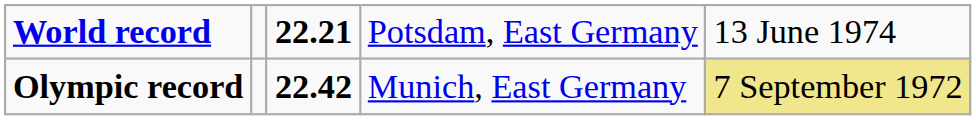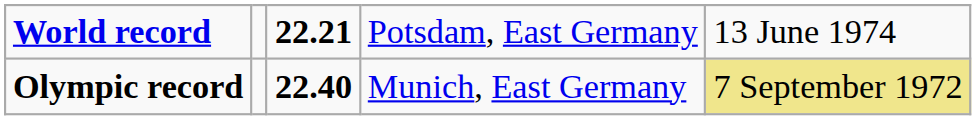(313, 85) 22.42 -> (313, 85) 22.40
